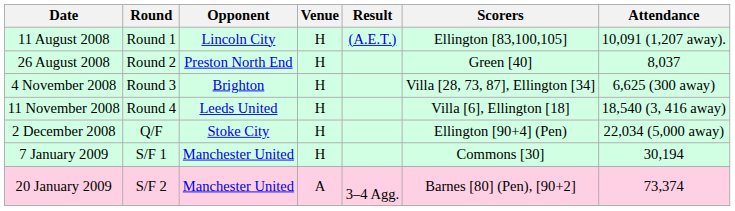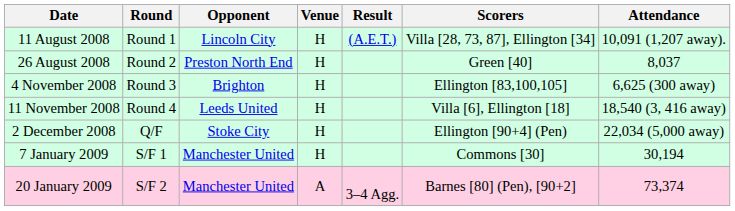(500, 39) Ellington [83,100,105] -> (500, 39) Villa [28, 73, 87], Ellington [34]
(500, 85) Villa [28, 73, 87], Ellington [34] -> (500, 85) Ellington [83,100,105]
